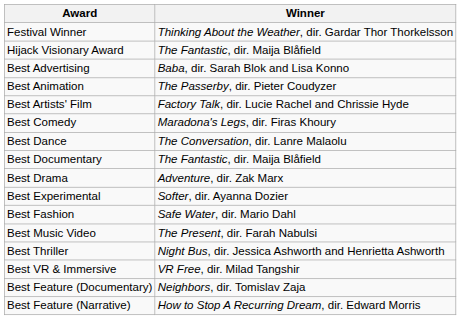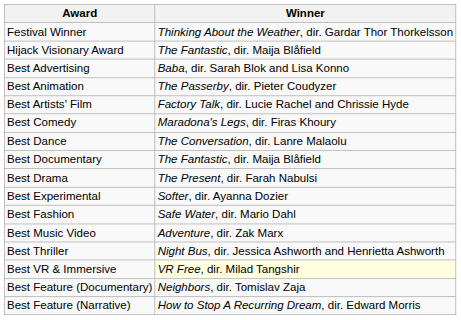(220, 178) Adventure, dir. Zak Marx -> (237, 178) The Present, dir. Farah Nabulsi
(237, 232) The Present, dir. Farah Nabulsi -> (220, 232) Adventure, dir. Zak Marx
(229, 269) no background -> (229, 269) lightyellow background
